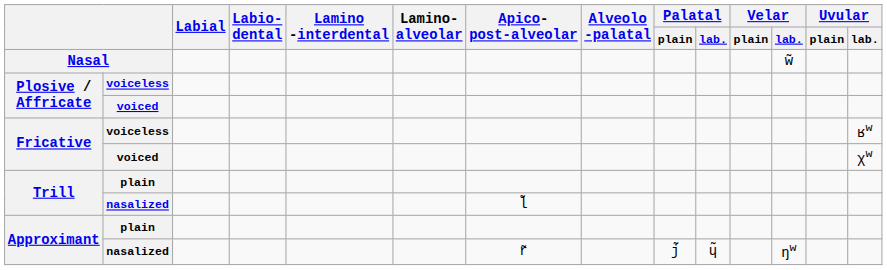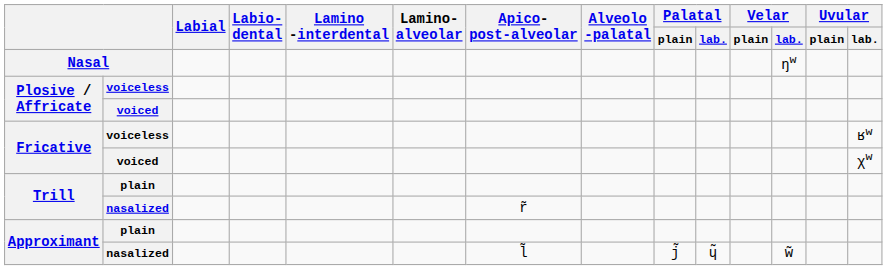(789, 61) w̃ -> (789, 63) ŋw
(523, 204) l̃ -> (523, 208) r̃
(523, 251) r̃ -> (523, 253) l̃
(789, 251) ŋw -> (789, 253) w̃
